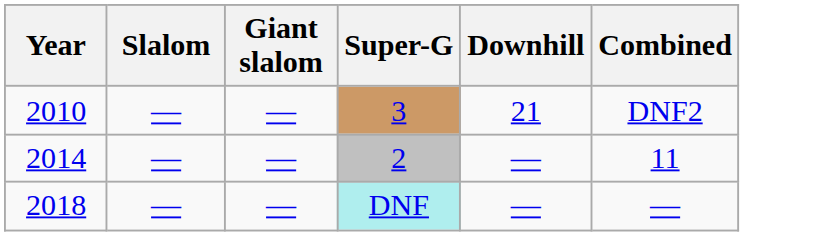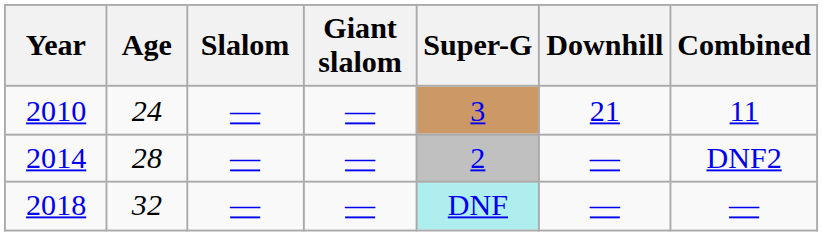+ column: (147, 45)
(665, 109) DNF2 -> (744, 109) 11
(665, 157) 11 -> (744, 157) DNF2
